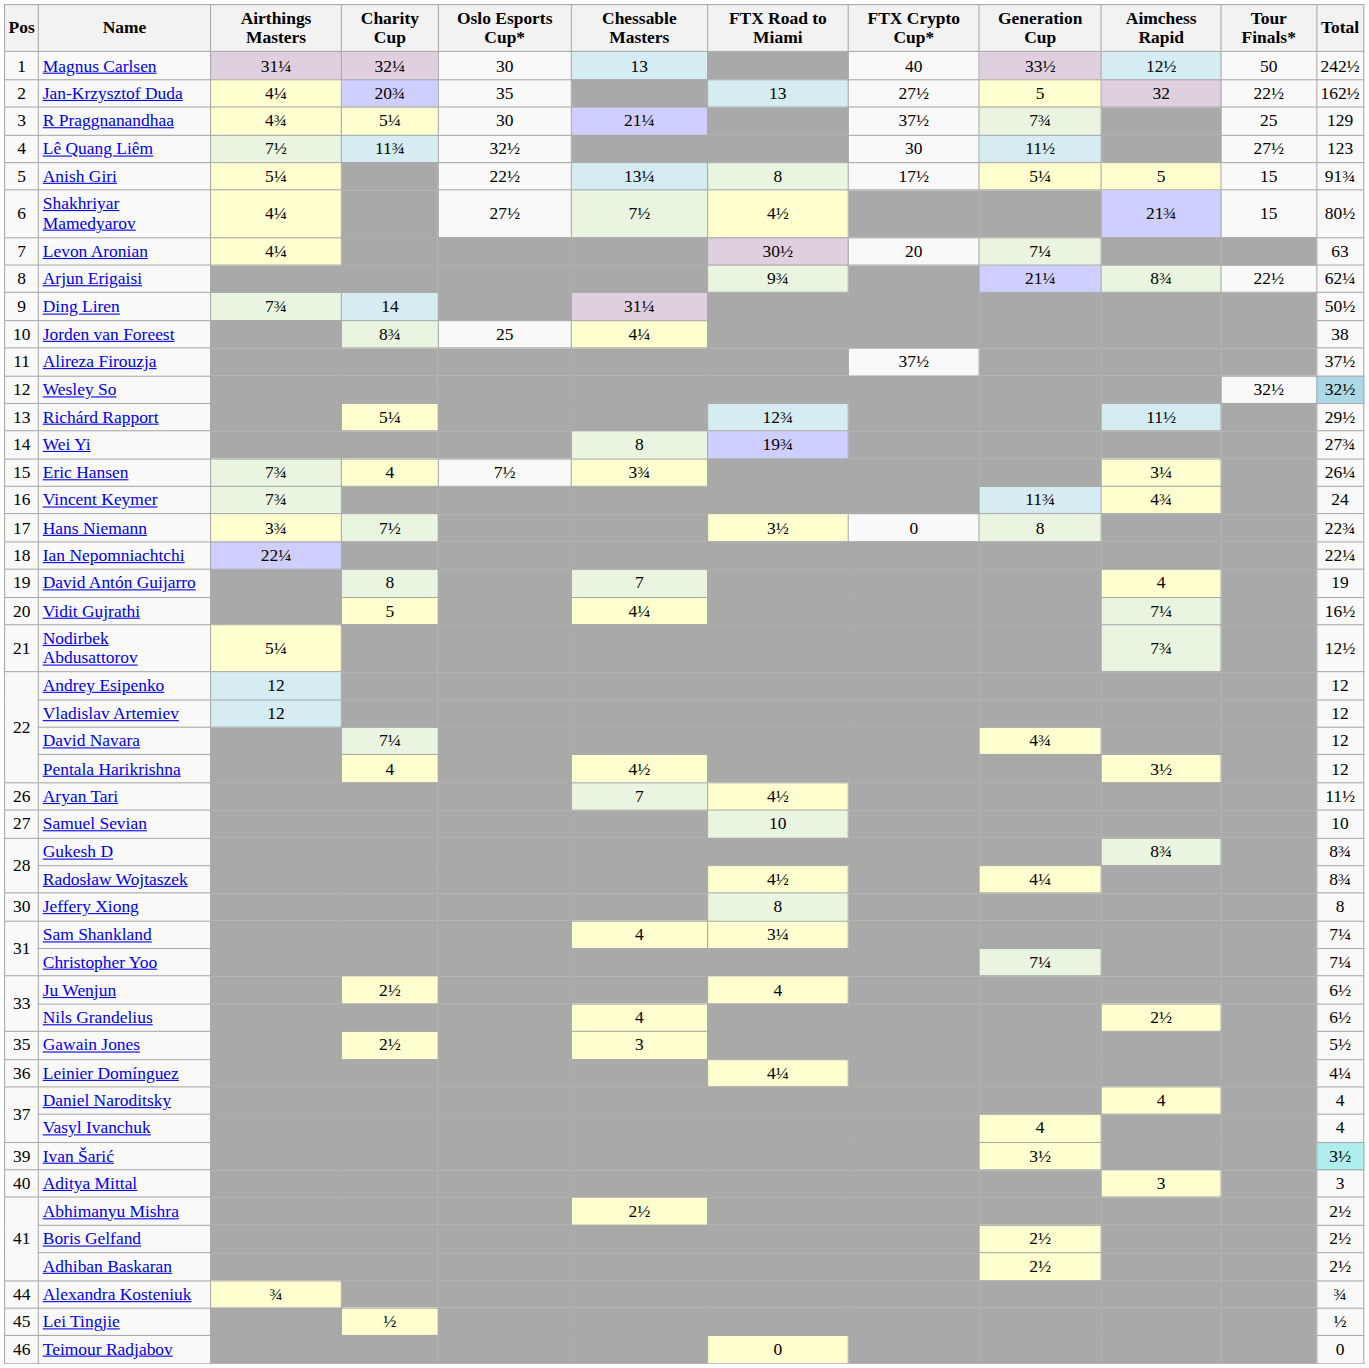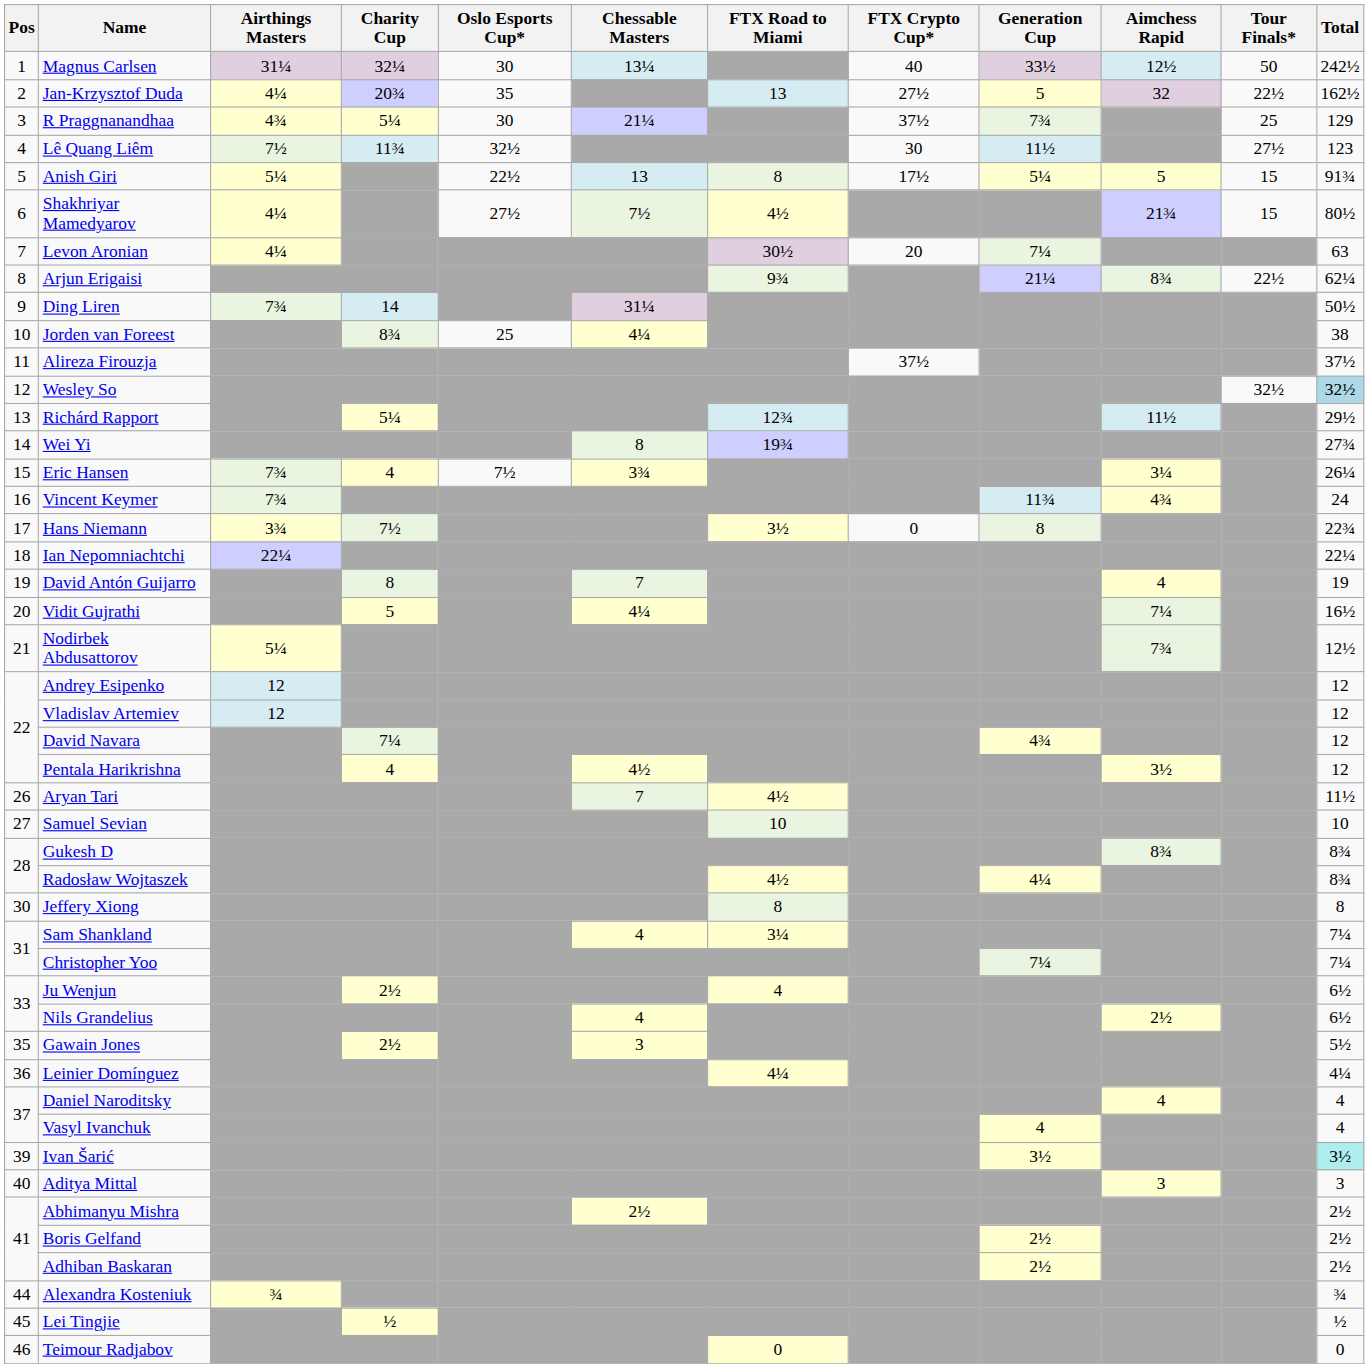(639, 65) 13 -> (639, 65) 13¼
(639, 176) 13¼ -> (639, 176) 13
